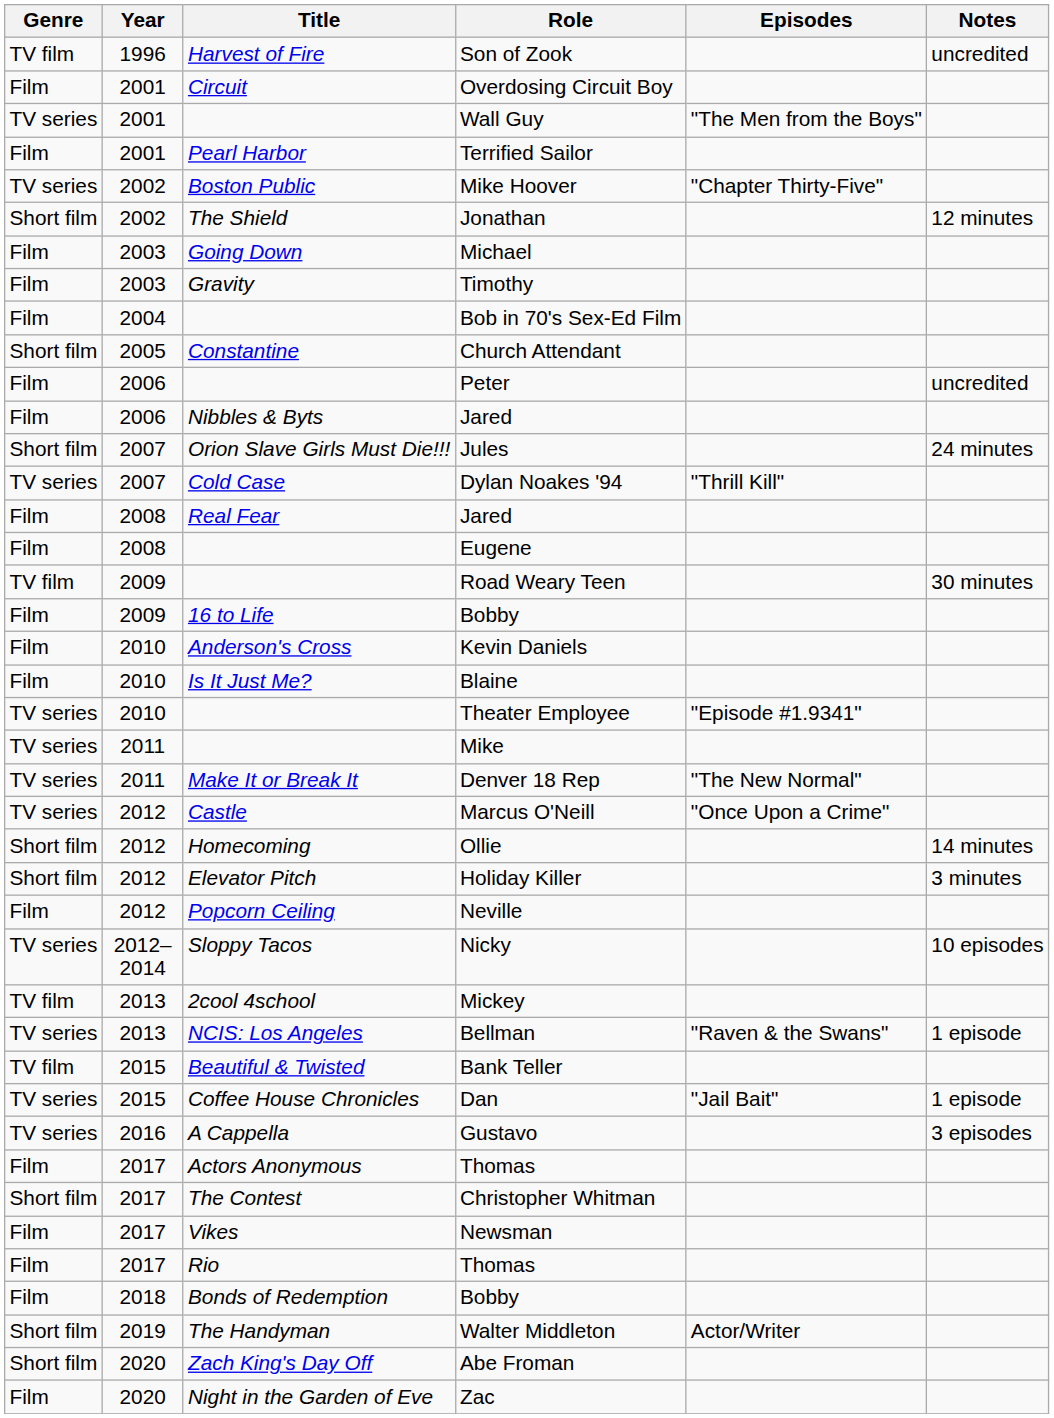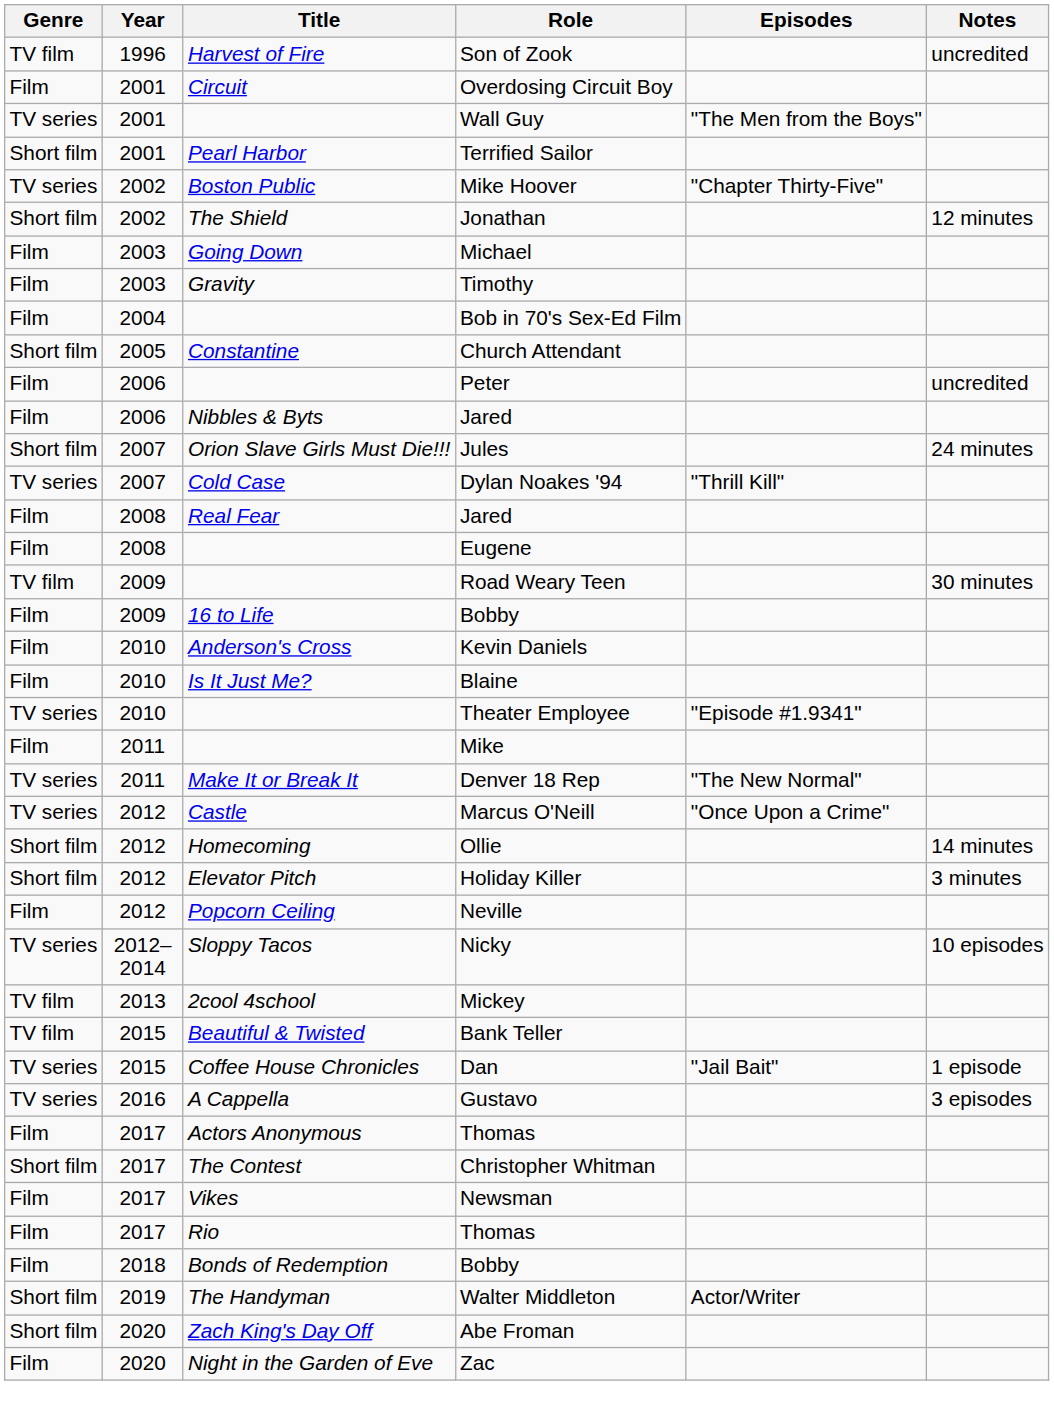(29, 152) Film -> (53, 152) Short film
(53, 746) TV series -> (29, 746) Film
- row: (275, 1034)
